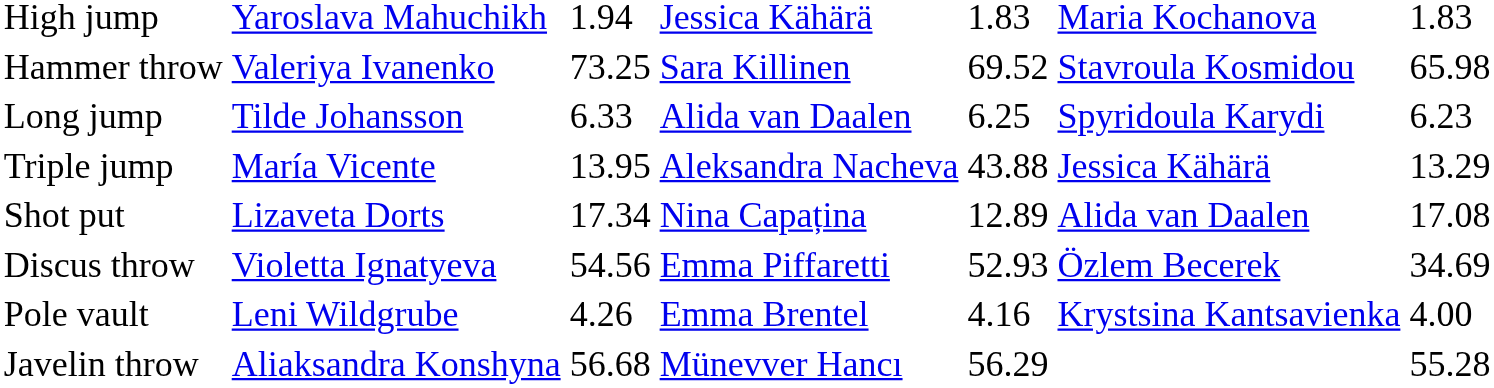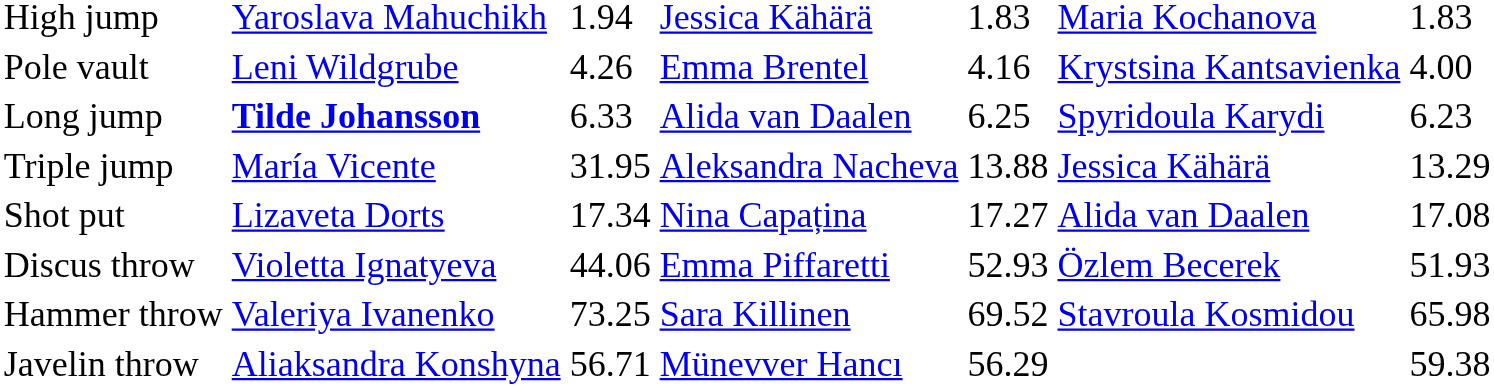rows swapped: (76, 314) <-> (113, 66)
(348, 116) normal -> (356, 116) bold
(610, 165) 13.95 -> (610, 165) 31.95
(1008, 165) 43.88 -> (1008, 165) 13.88
(1008, 215) 12.89 -> (1008, 215) 17.27
(610, 264) 54.56 -> (610, 264) 44.06
(1450, 264) 34.69 -> (1450, 264) 51.93
(610, 363) 56.68 -> (610, 363) 56.71
(1450, 363) 55.28 -> (1450, 363) 59.38
